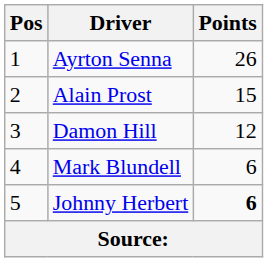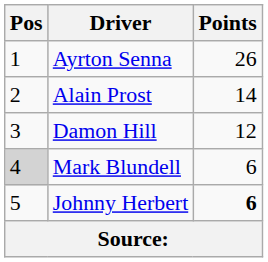(246, 94) 15 -> (246, 94) 14
(15, 167) no background -> (15, 167) lightgrey background
